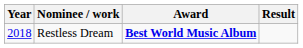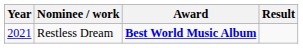(19, 33) 2018 -> (19, 33) 2021
